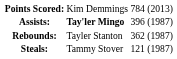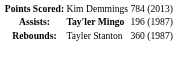(138, 22) 396 -> (138, 22) 196
(138, 35) 362 -> (138, 35) 360
- row: (34, 49)
